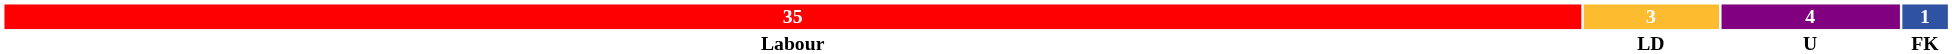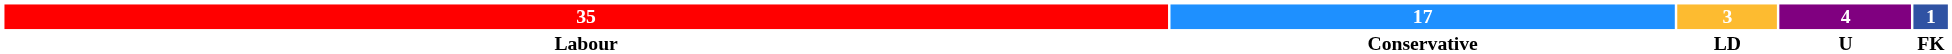+ column: (1423, 16)
